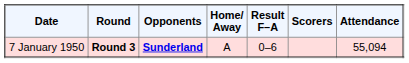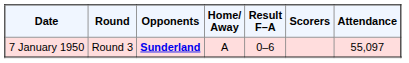(114, 47) bold -> (112, 47) normal
(370, 47) 55,094 -> (367, 47) 55,097
